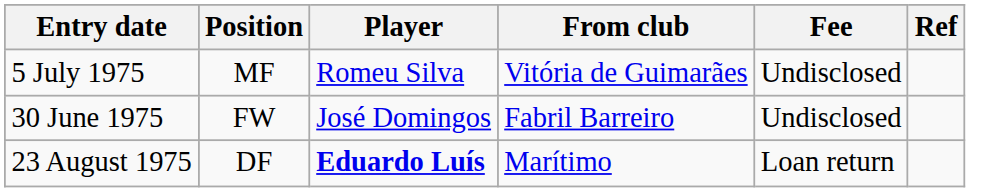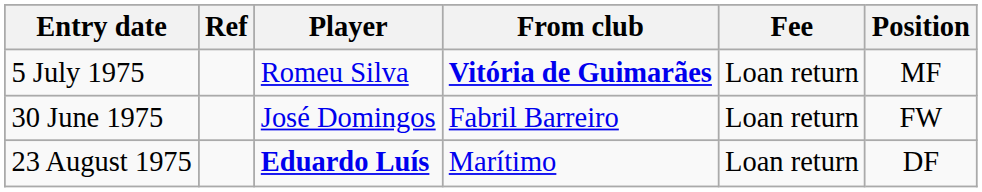columns swapped: (254, 27) <-> (936, 27)
(626, 72) normal -> (580, 72) bold
(831, 72) Undisclosed -> (792, 72) Loan return
(831, 117) Undisclosed -> (792, 117) Loan return
